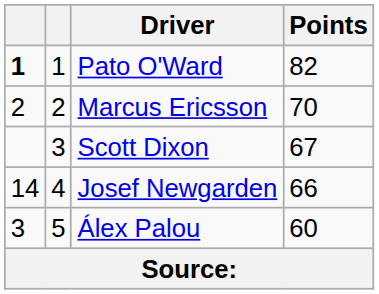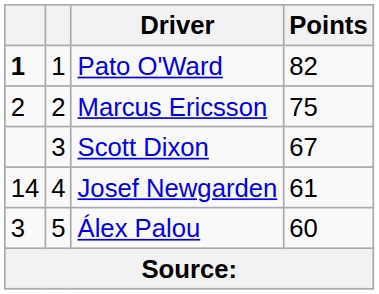(304, 107) 70 -> (304, 107) 75
(304, 188) 66 -> (304, 188) 61
